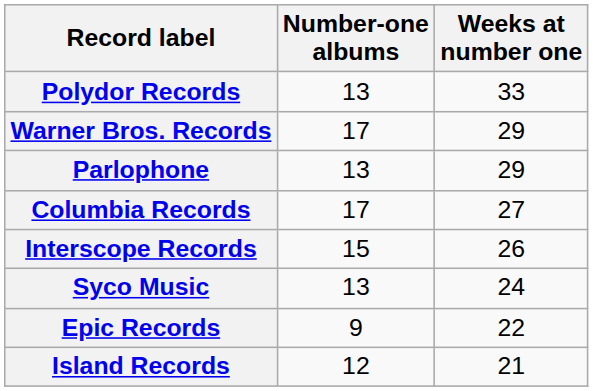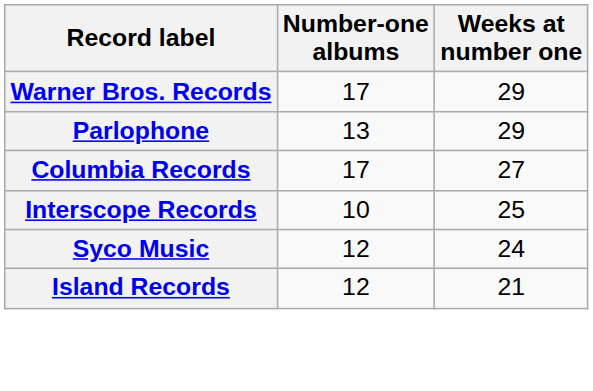- row: (141, 91)
(356, 248) 15 -> (356, 209) 10
(511, 248) 26 -> (511, 209) 25
(356, 288) 13 -> (356, 248) 12
- row: (141, 327)
